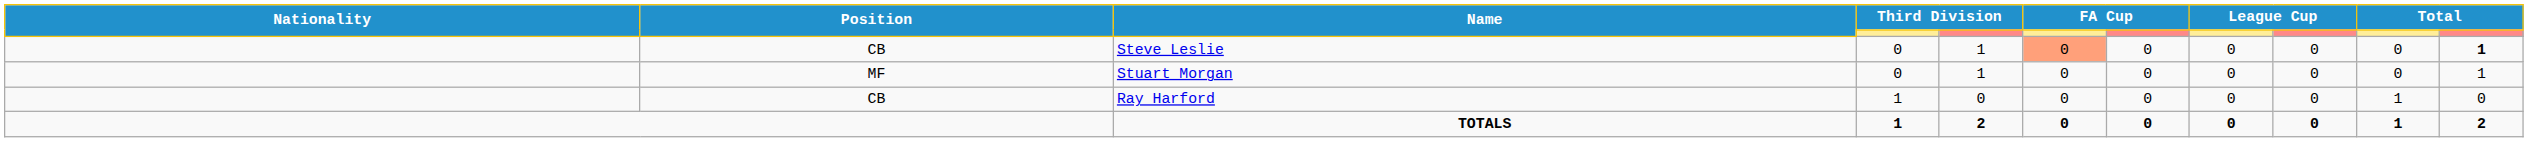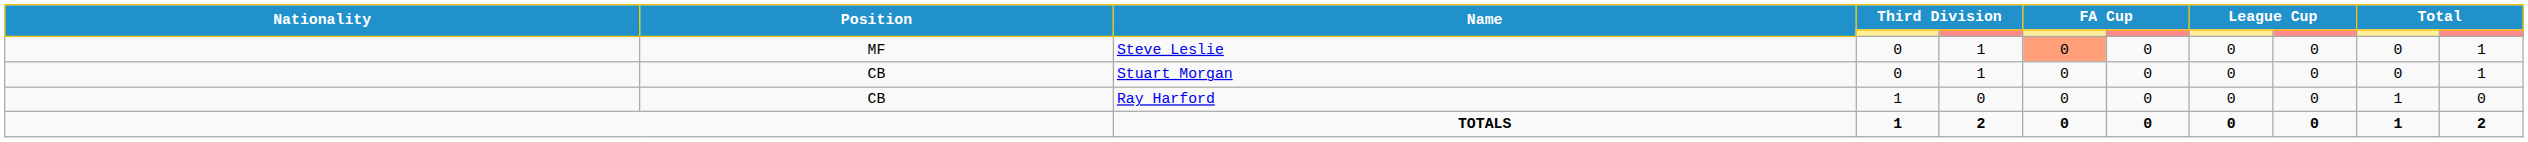(876, 49) CB -> (876, 49) MF
(2481, 49) bold -> (2481, 49) normal
(876, 74) MF -> (876, 74) CB
